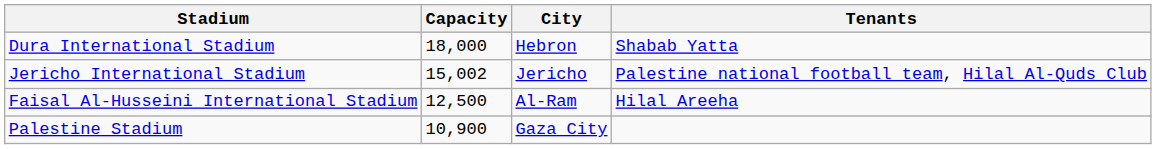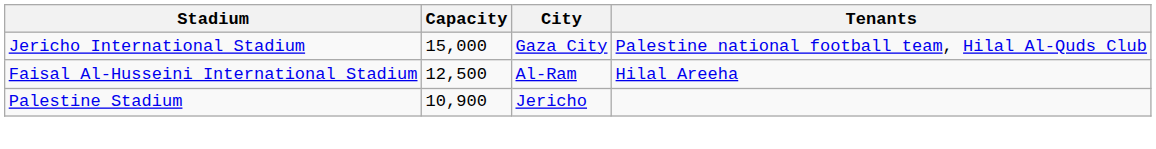- row: (142, 46)
(456, 74) 15,002 -> (456, 46) 15,000
(551, 74) Jericho -> (561, 46) Gaza City
(561, 130) Gaza City -> (551, 102) Jericho
